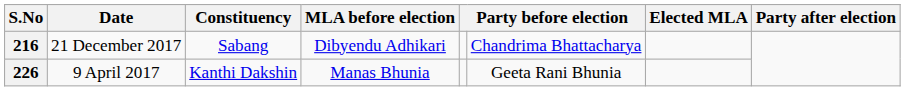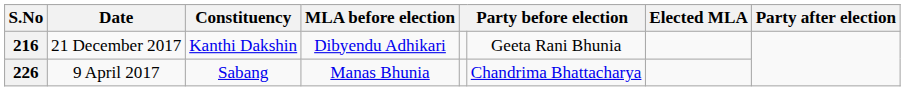(243, 45) Sabang -> (243, 45) Kanthi Dakshin
(556, 45) Chandrima Bhattacharya -> (556, 45) Geeta Rani Bhunia
(243, 72) Kanthi Dakshin -> (243, 72) Sabang
(556, 72) Geeta Rani Bhunia -> (556, 72) Chandrima Bhattacharya
